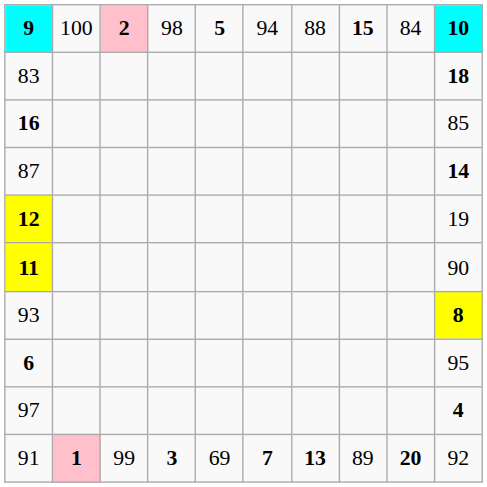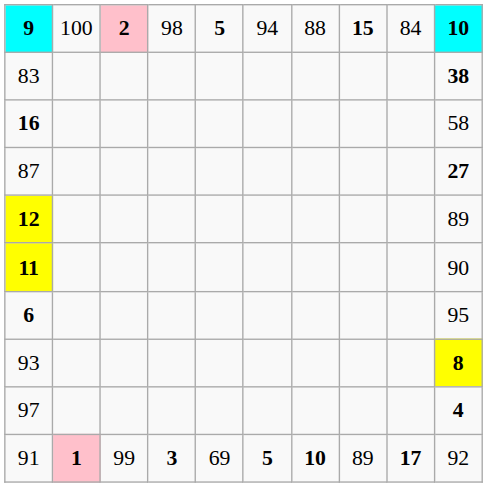(458, 76) 18 -> (458, 76) 38
(458, 123) 85 -> (458, 123) 58
(458, 171) 14 -> (458, 171) 27
(458, 219) 19 -> (458, 219) 89
rows swapped: (29, 314) <-> (29, 362)
(267, 457) 7 -> (267, 457) 5
(315, 457) 13 -> (315, 457) 10
(411, 457) 20 -> (411, 457) 17
